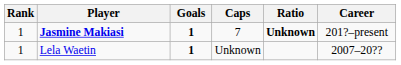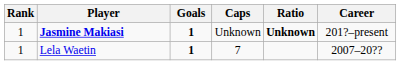(238, 32) 7 -> (238, 32) Unknown
(238, 50) Unknown -> (238, 50) 7
